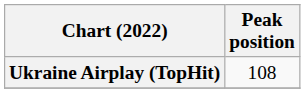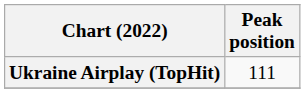(262, 72) 108 -> (262, 72) 111
